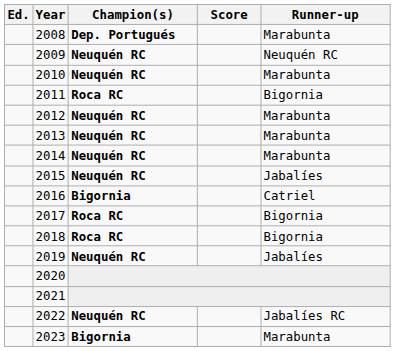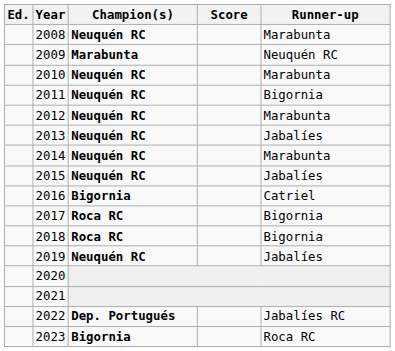(123, 35) Dep. Portugués -> (108, 35) Neuquén RC
(108, 55) Neuquén RC -> (105, 55) Marabunta
(97, 95) Roca RC -> (108, 95) Neuquén RC
(297, 135) Marabunta -> (293, 135) Jabalíes
(108, 316) Neuquén RC -> (123, 316) Dep. Portugués
(297, 337) Marabunta -> (290, 337) Roca RC
